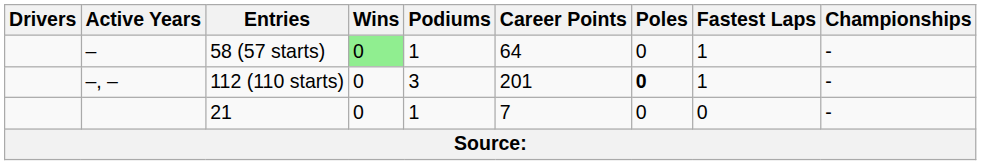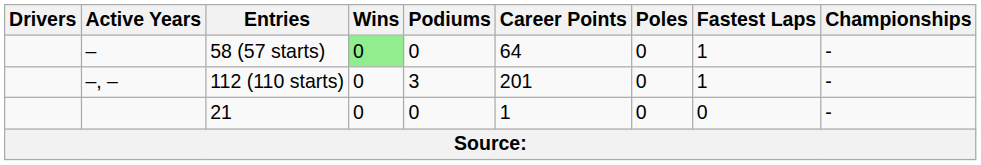(414, 50) 1 -> (414, 50) 0
(641, 81) bold -> (641, 81) normal
(414, 112) 1 -> (414, 112) 0
(505, 112) 7 -> (505, 112) 1
